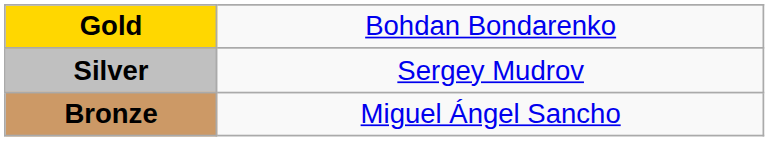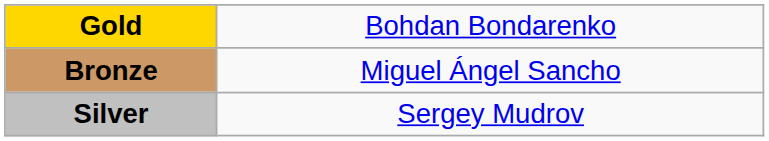rows swapped: (111, 69) <-> (111, 113)
